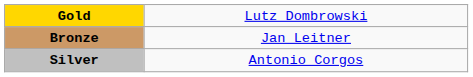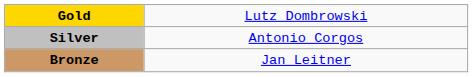rows swapped: (74, 60) <-> (74, 38)
